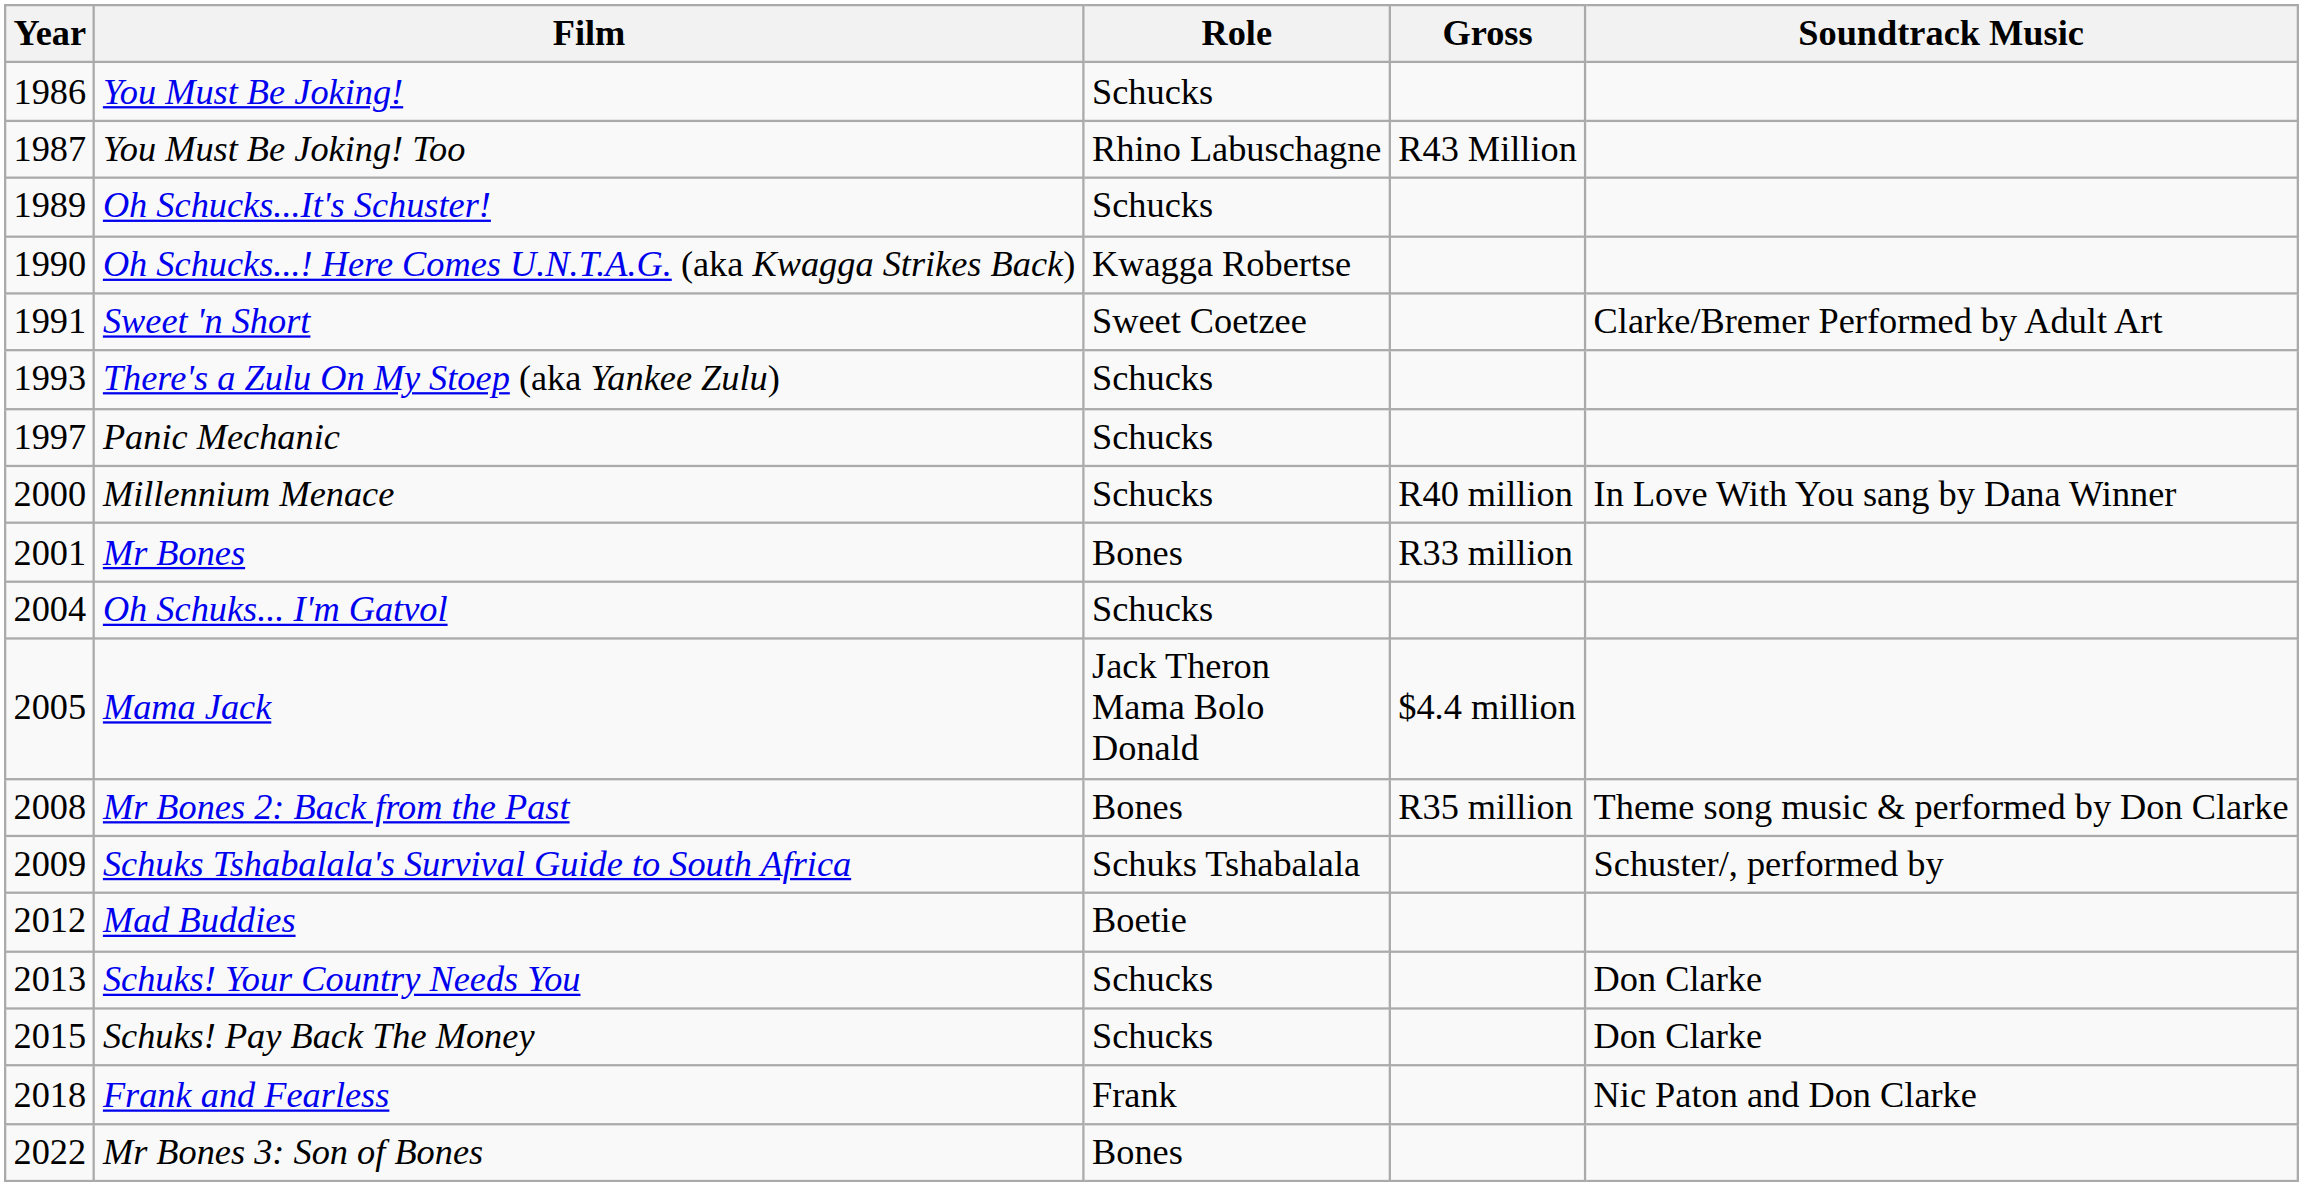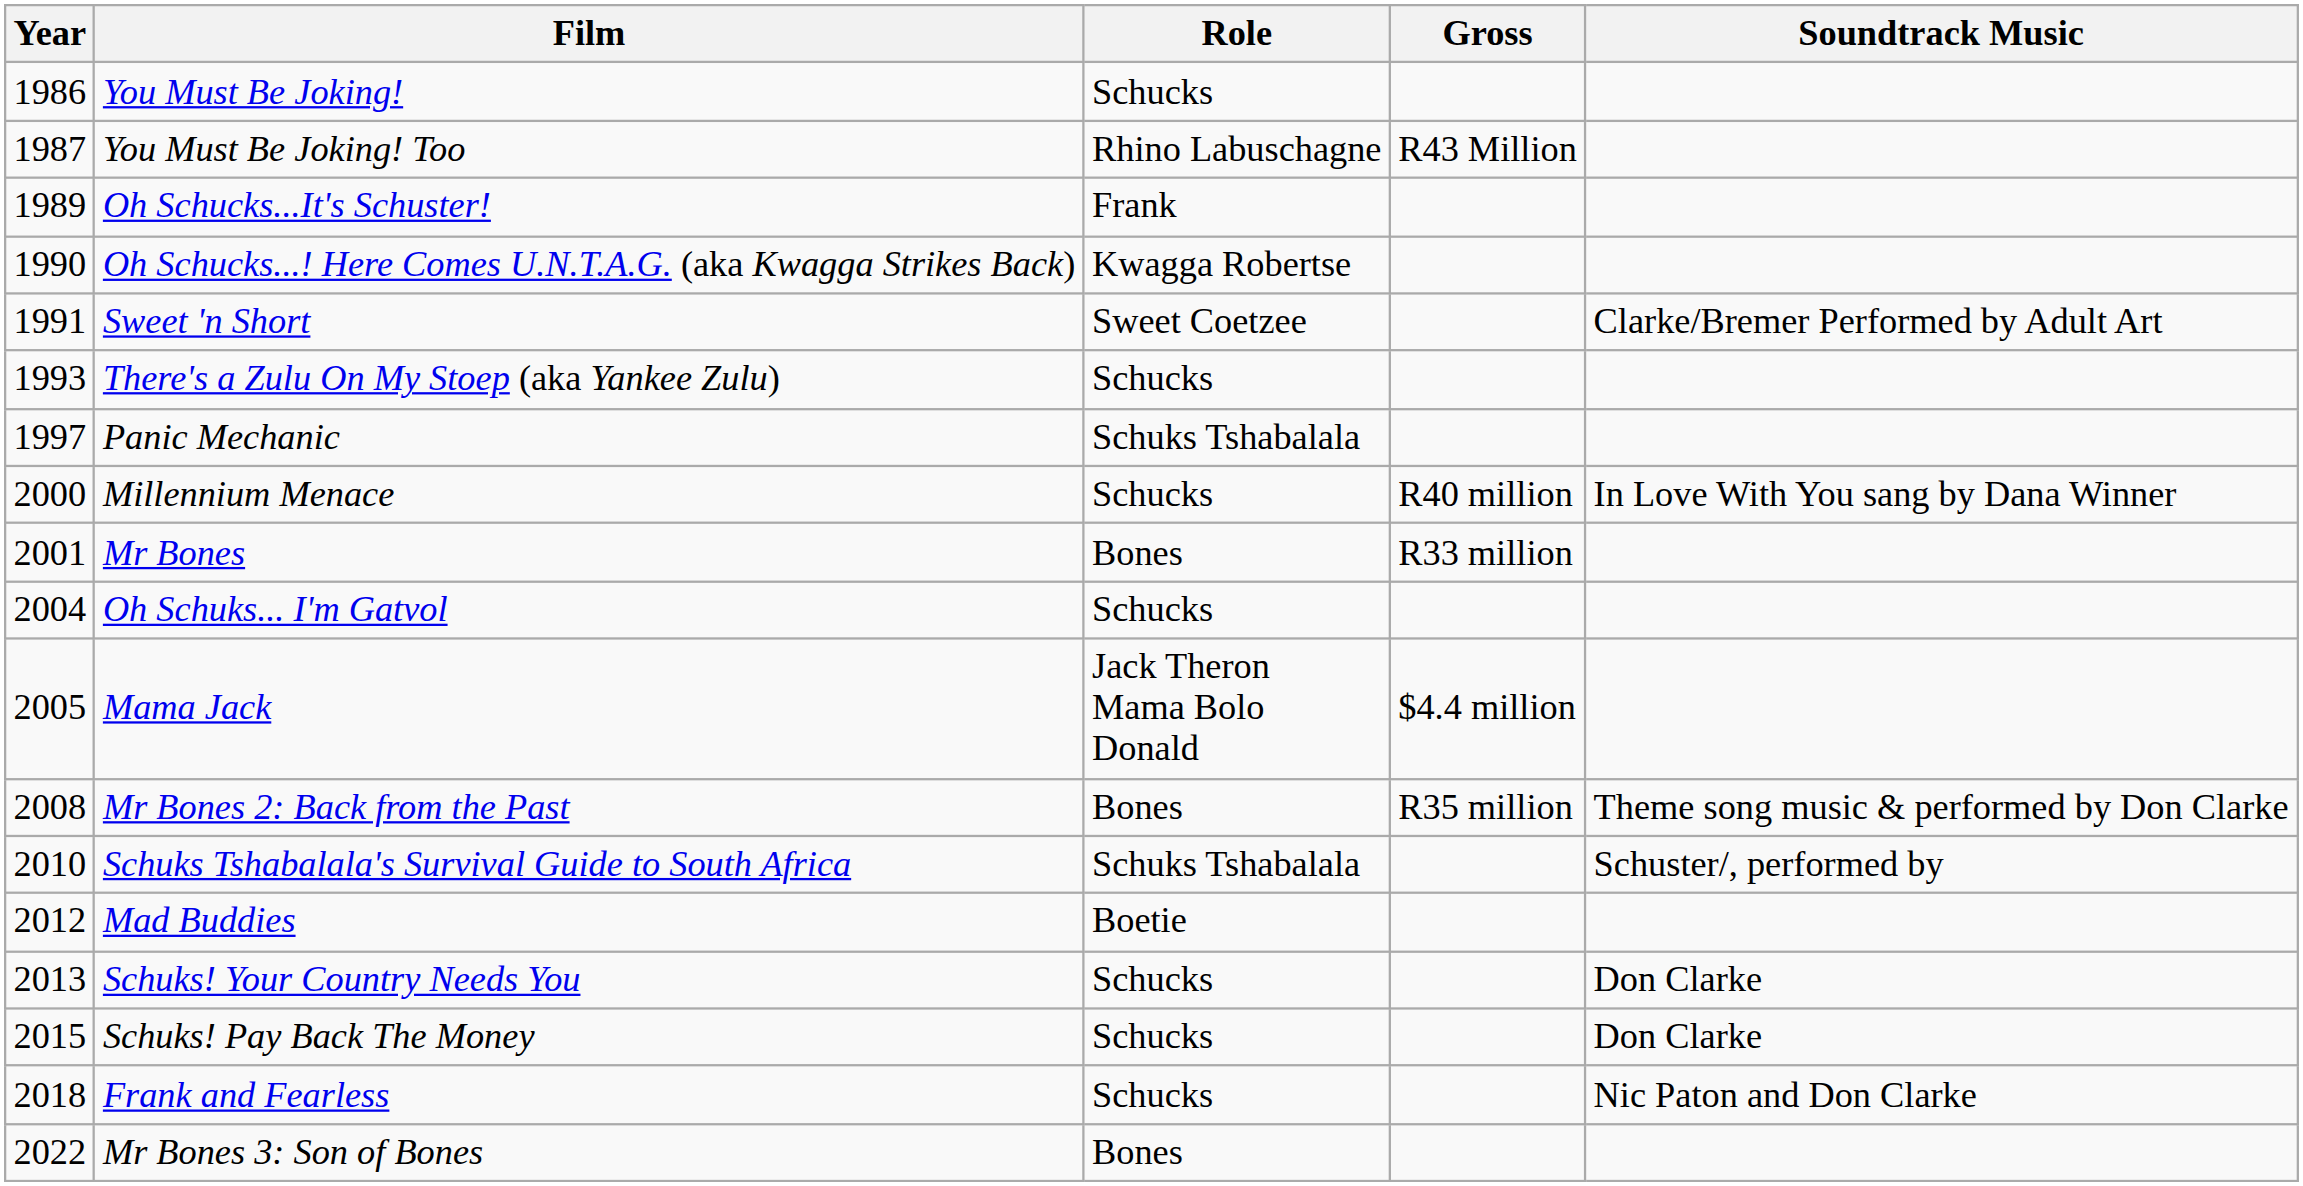(1153, 206) Schucks -> (1134, 206) Frank
(1153, 436) Schucks -> (1226, 436) Schuks Tshabalala
(50, 863) 2009 -> (50, 863) 2010
(1134, 1094) Frank -> (1153, 1094) Schucks
